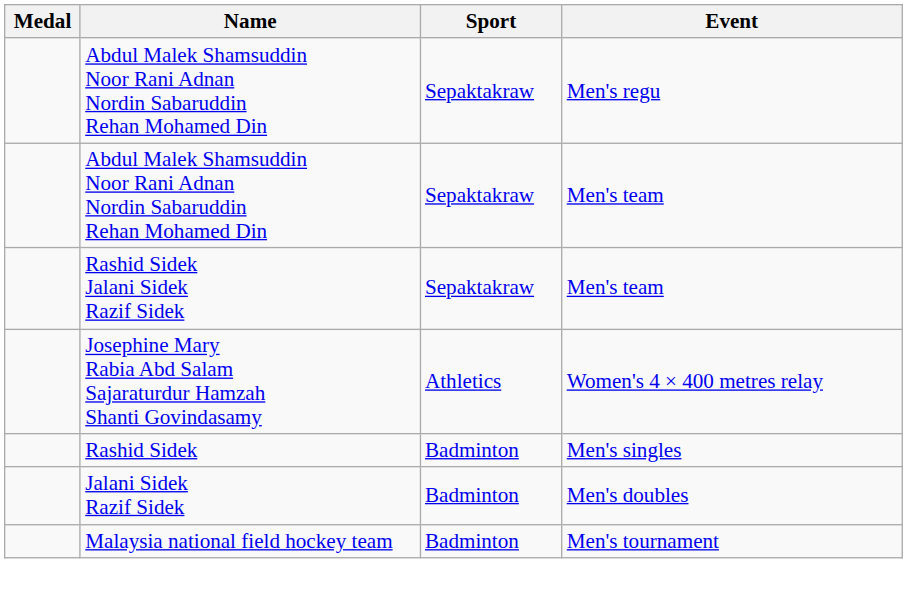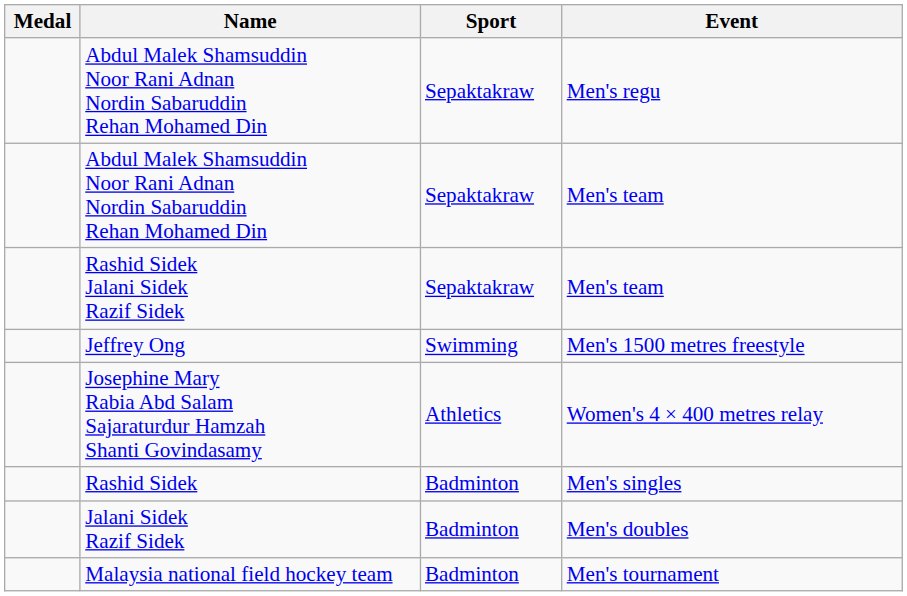+ row: (135, 345)
